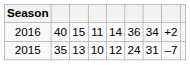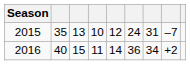rows swapped: (28, 32) <-> (28, 50)
